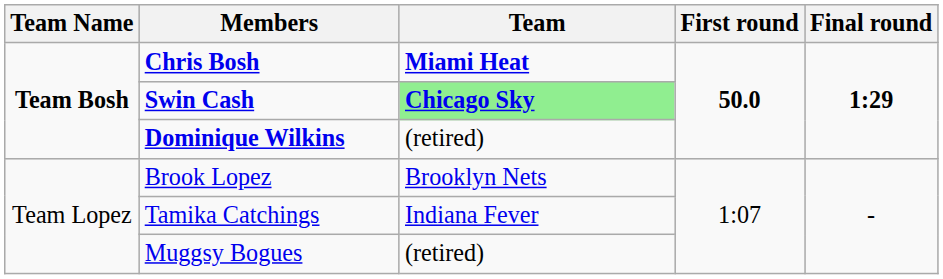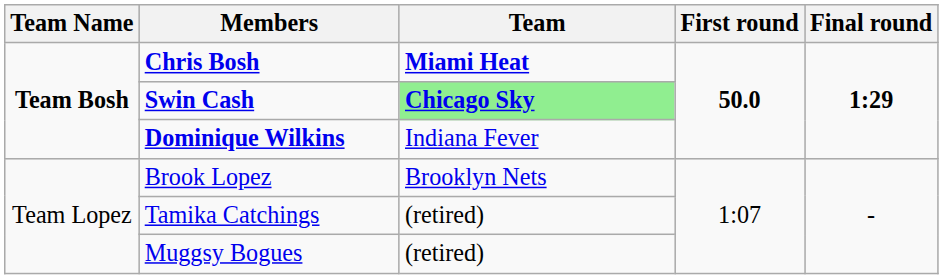(445, 138) (retired) -> (472, 138) Indiana Fever
(472, 215) Indiana Fever -> (445, 215) (retired)
